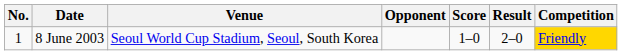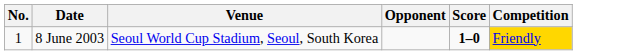- column: (512, 15)
(469, 38) normal -> (469, 38) bold
